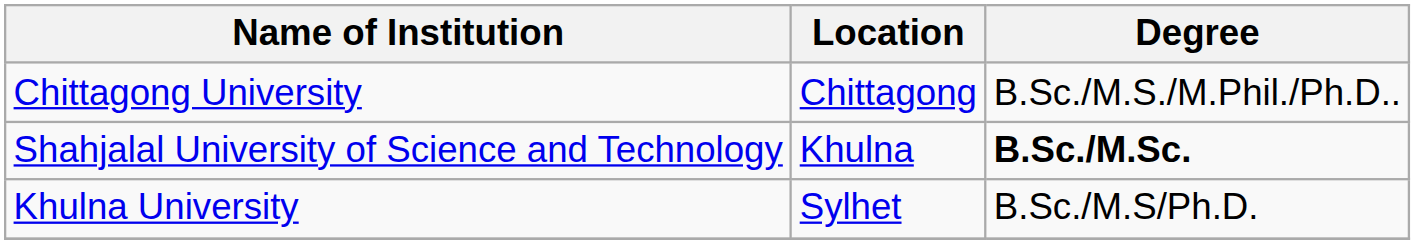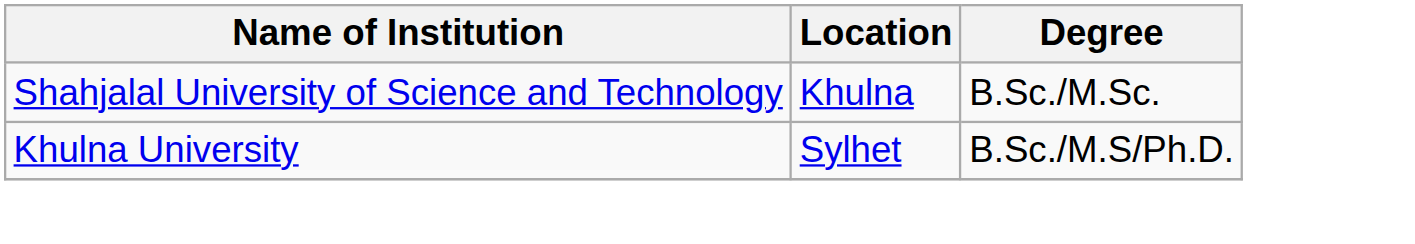- row: (188, 91)
(1093, 149) bold -> (1065, 91) normal
